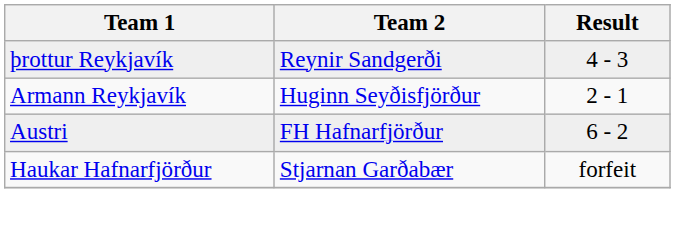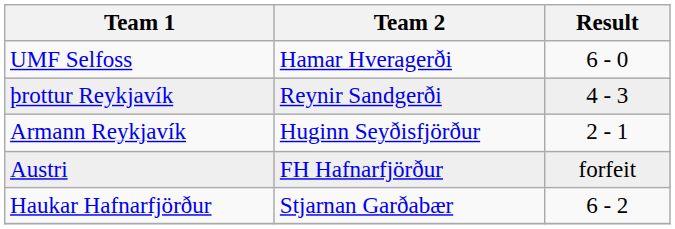+ row: (71, 59)
(607, 132) 6 - 2 -> (607, 168) forfeit
(607, 168) forfeit -> (607, 205) 6 - 2
